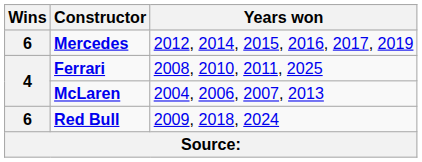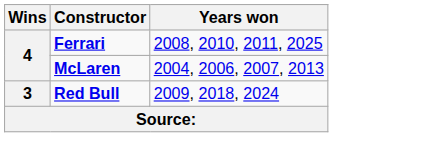- row: (91, 43)
(27, 119) 6 -> (27, 94) 3
